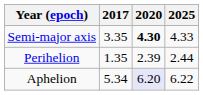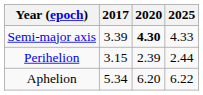(116, 36) 3.35 -> (116, 36) 3.39
(116, 57) 1.35 -> (116, 57) 3.15
(149, 79) lavender background -> (149, 79) no background
